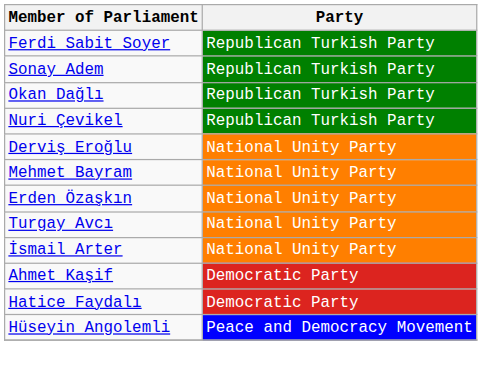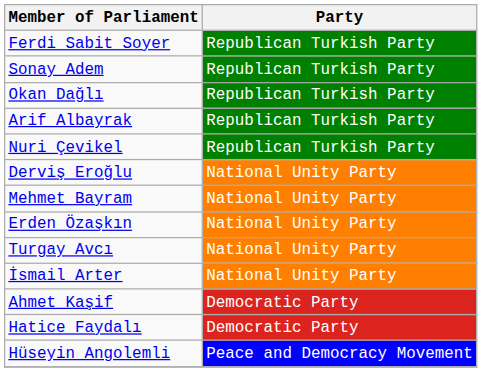+ row: (70, 121)
